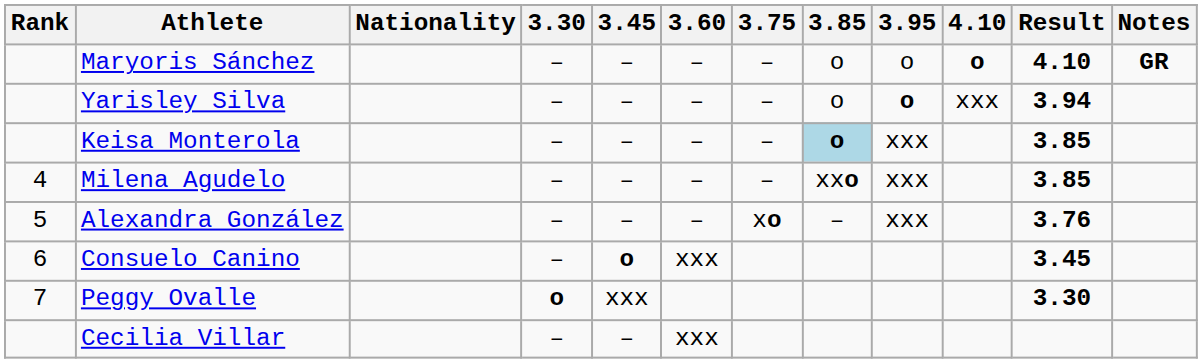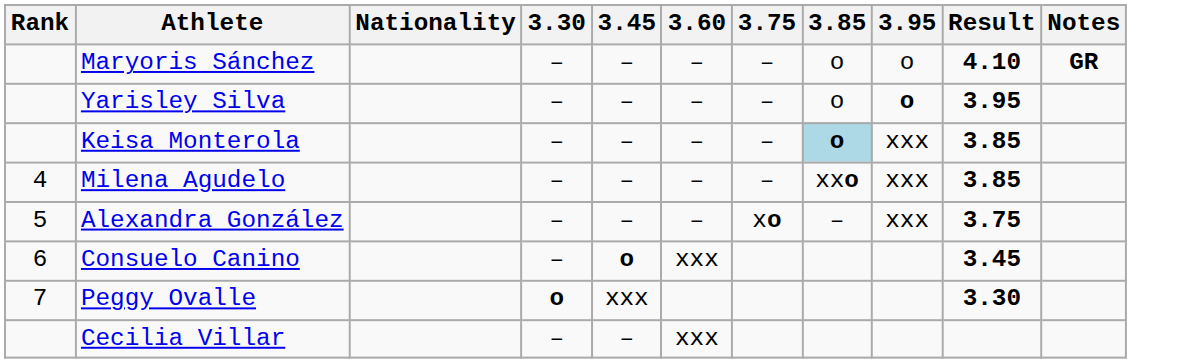- column: (977, 25)
(1062, 104) 3.94 -> (992, 104) 3.95
(1062, 221) 3.76 -> (992, 221) 3.75
